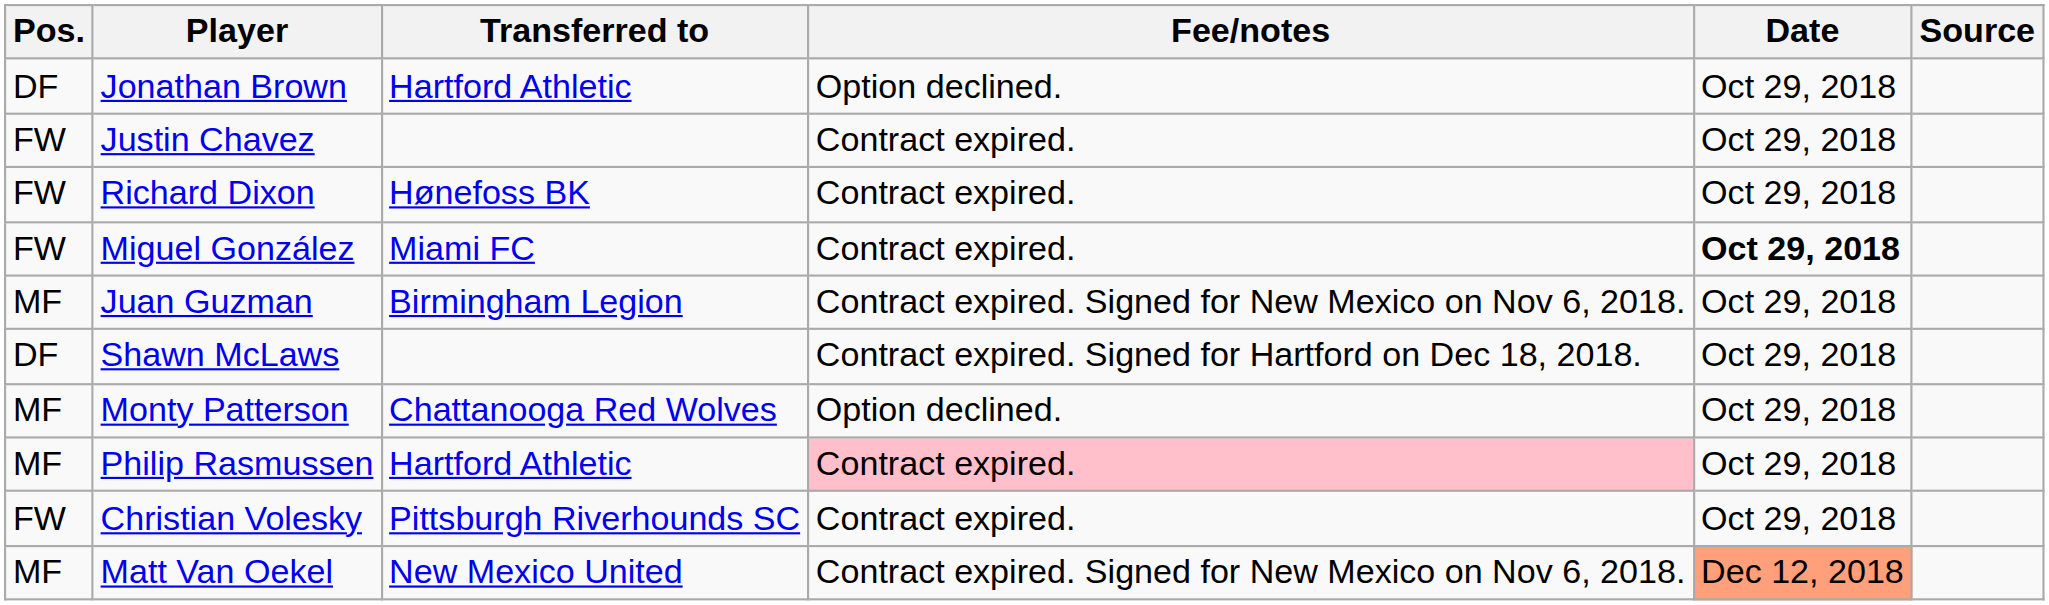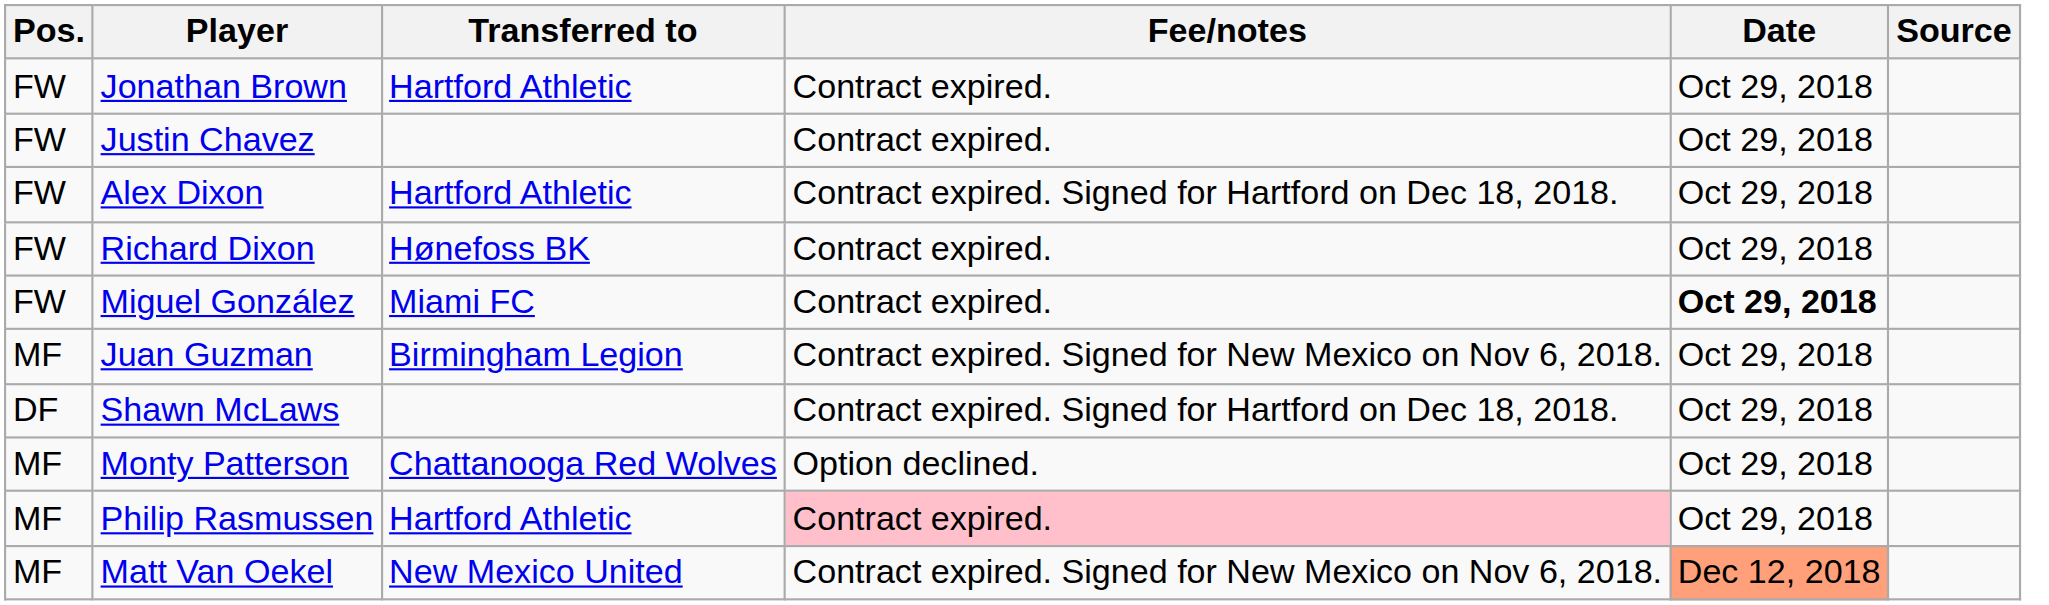(36, 85) DF -> (39, 85) FW
(939, 85) Option declined. -> (922, 85) Contract expired.
+ row: (182, 193)
- row: (231, 517)
